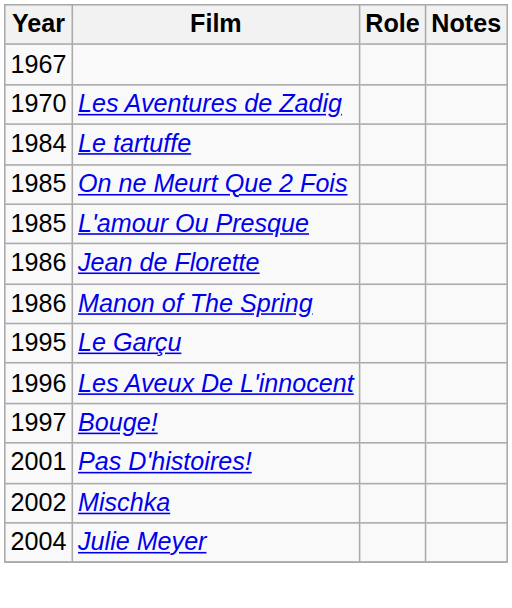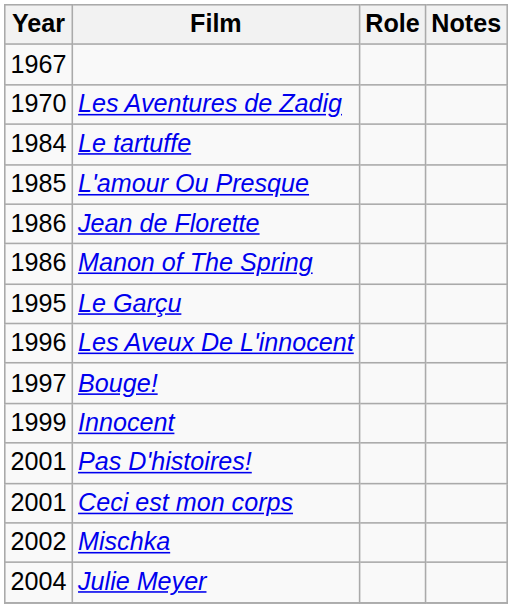- row: (39, 183)
+ row: (39, 422)
+ row: (39, 502)
